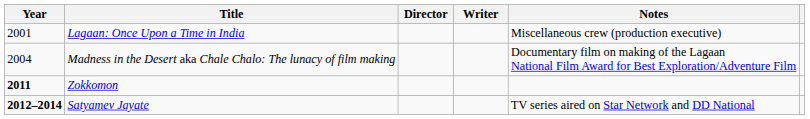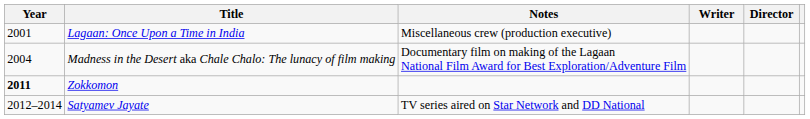columns swapped: (426, 14) <-> (654, 14)
(35, 104) bold -> (35, 104) normal
